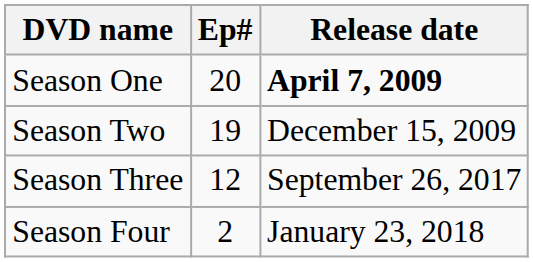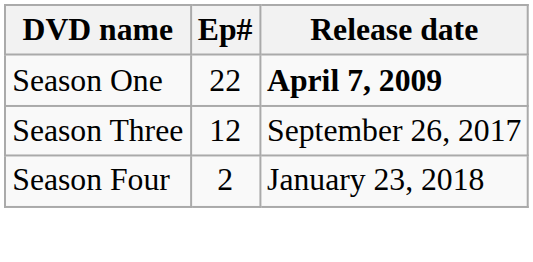(225, 79) 20 -> (225, 79) 22
- row: (89, 130)
